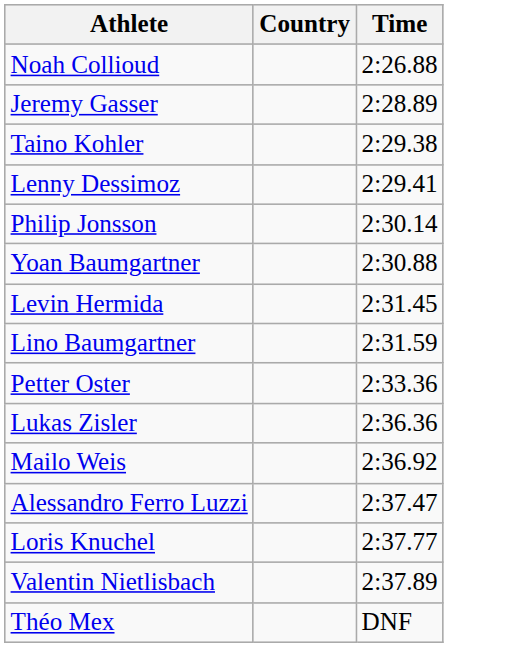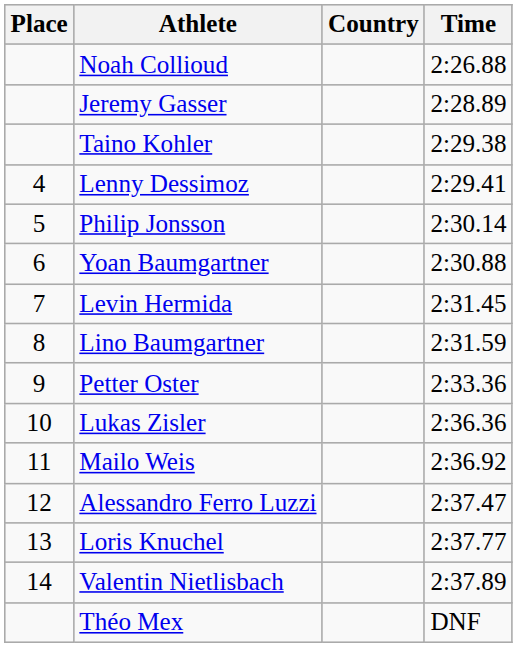+ column: (39, 24)
